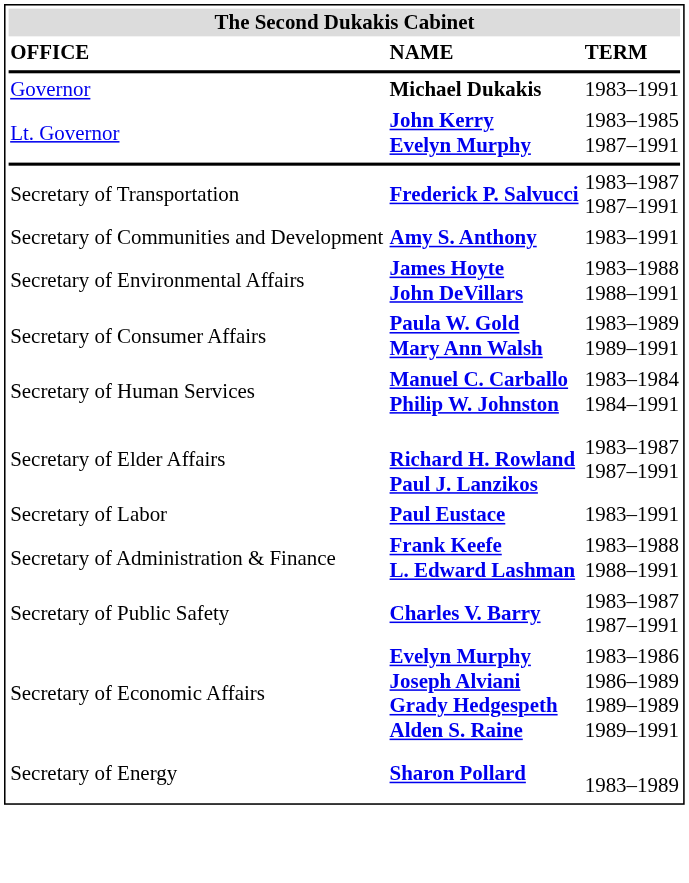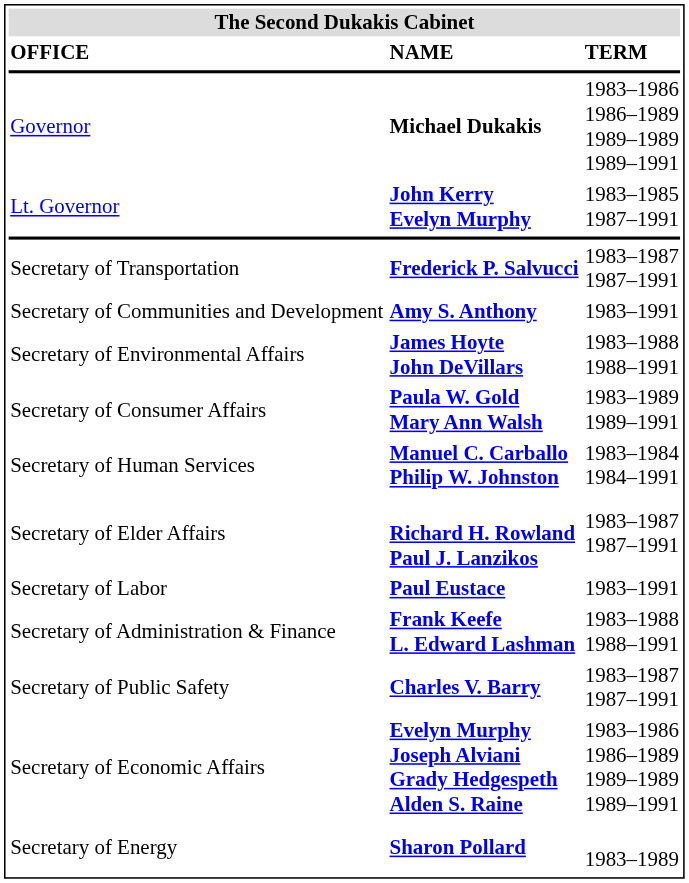(632, 89) 1983–1991 -> (632, 126) 1983–1986 1986–1989 1989–1989 1989–1991
